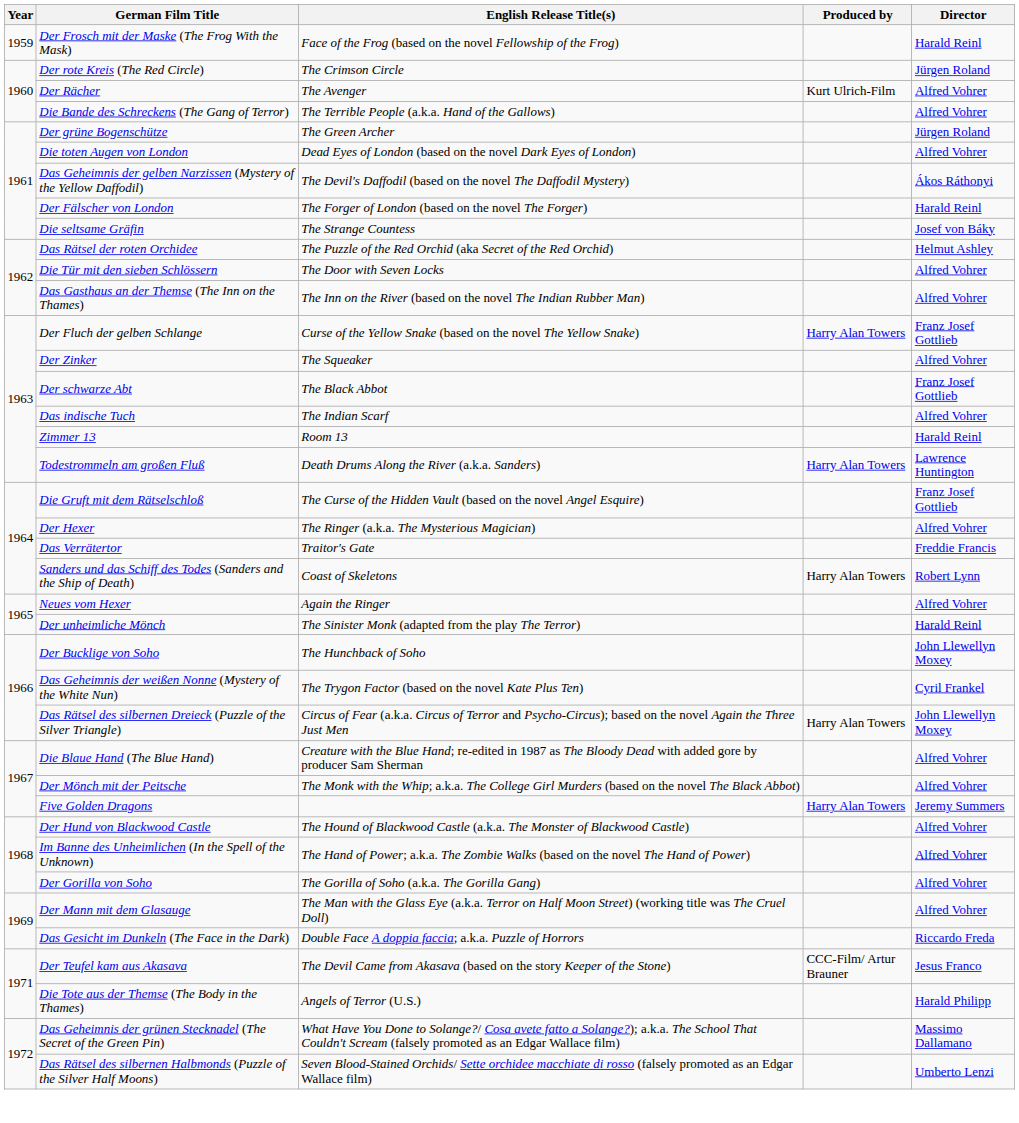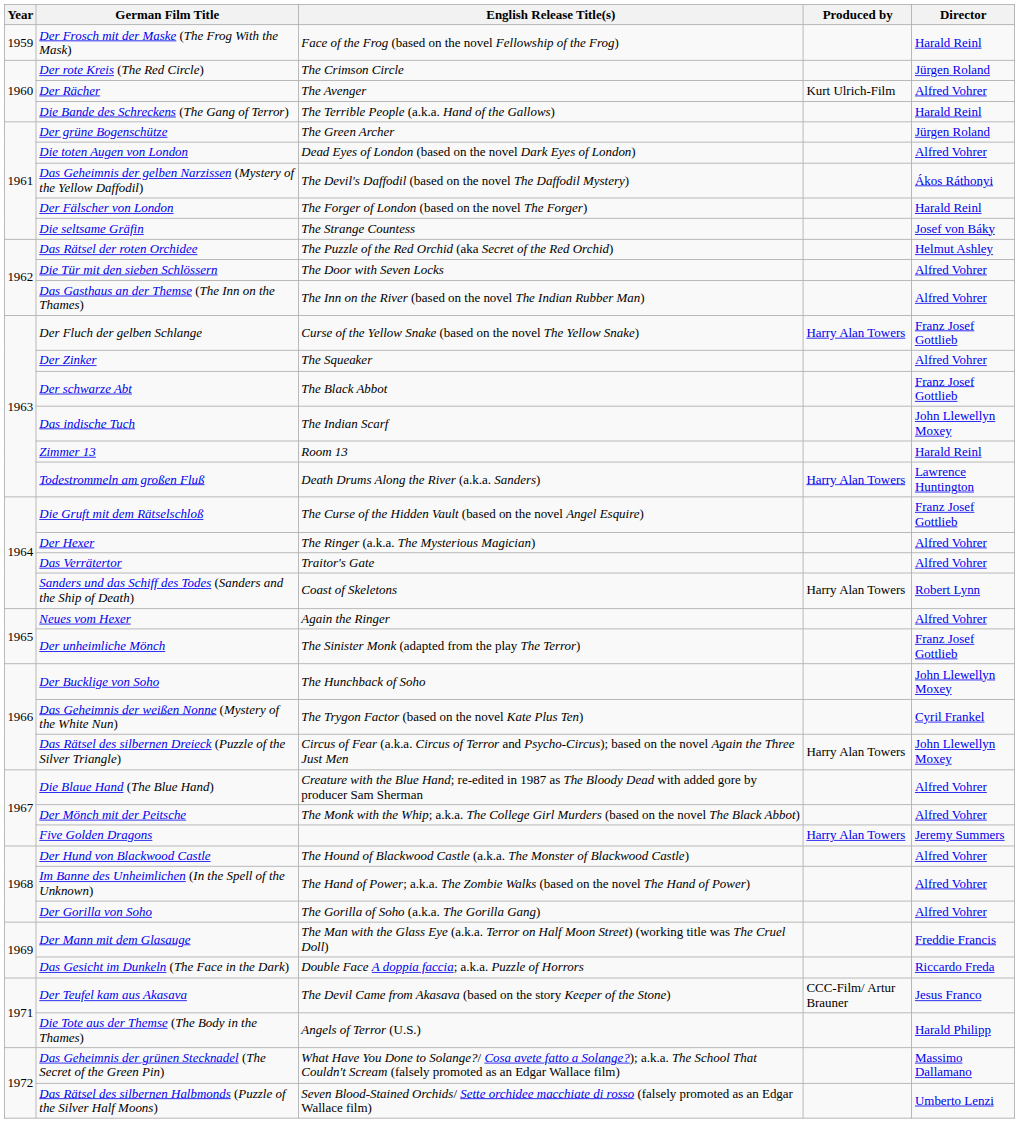(951, 111) Alfred Vohrer -> (948, 111) Harald Reinl
(951, 416) Alfred Vohrer -> (955, 423) John Llewellyn Moxey
(955, 548) Freddie Francis -> (951, 563) Alfred Vohrer
(948, 624) Harald Reinl -> (945, 646) Franz Josef Gottlieb
(951, 910) Alfred Vohrer -> (955, 939) Freddie Francis
